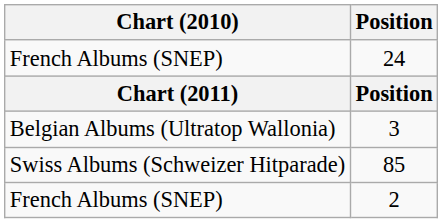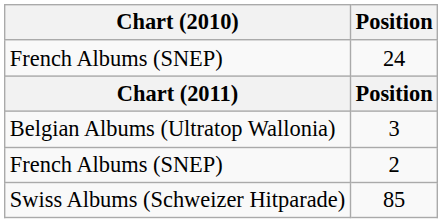rows swapped: (394, 199) <-> (394, 164)
